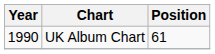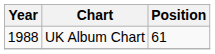(23, 37) 1990 -> (23, 37) 1988
